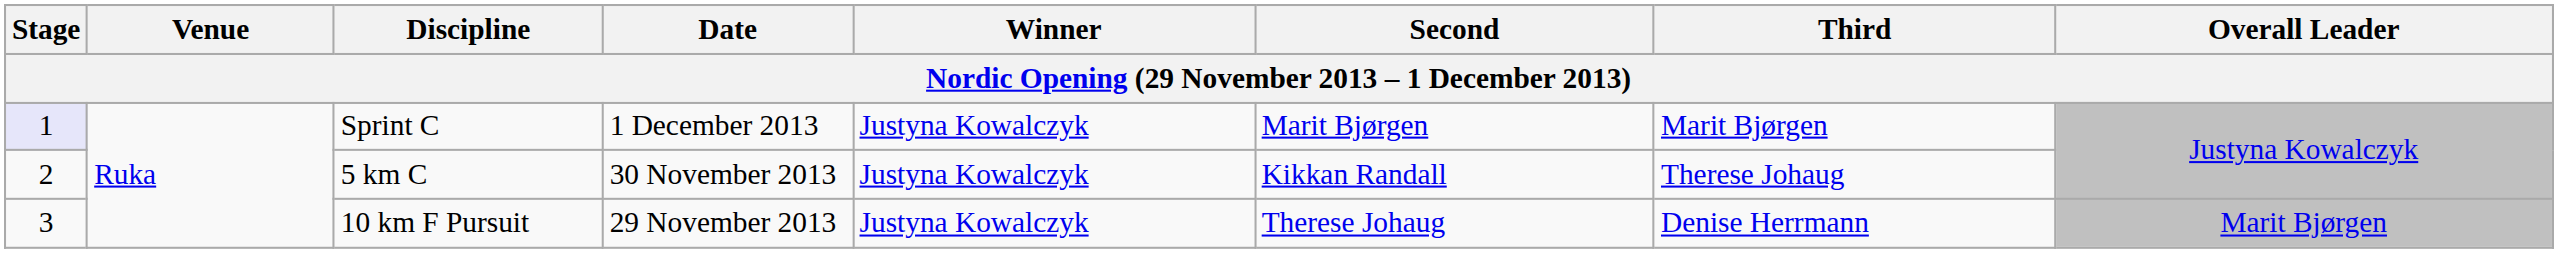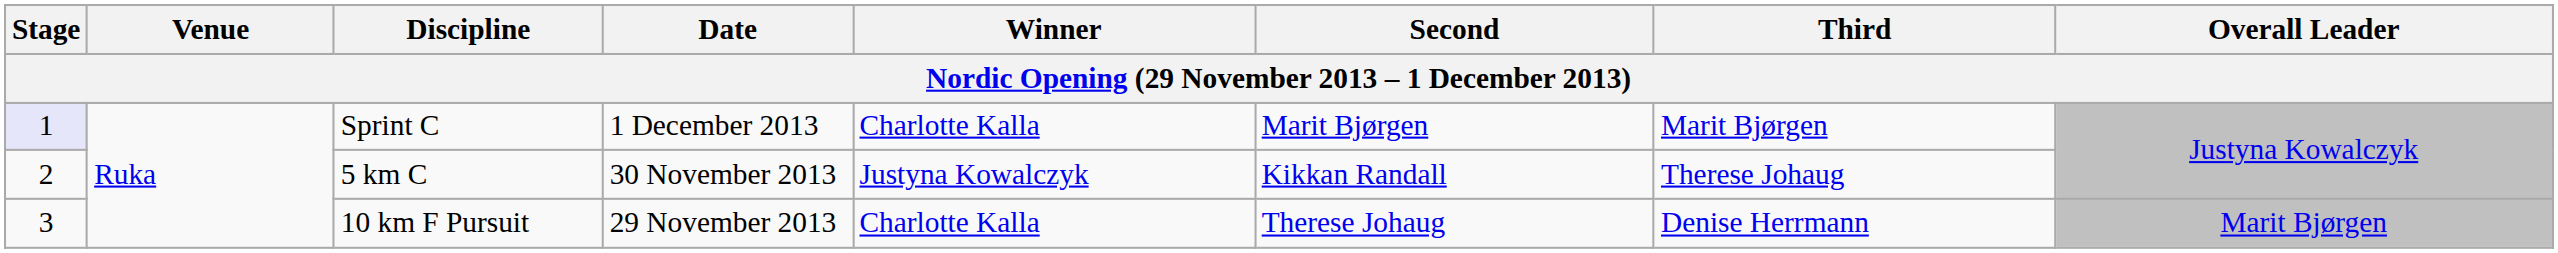(974, 126) Justyna Kowalczyk -> (950, 126) Charlotte Kalla
(974, 222) Justyna Kowalczyk -> (950, 222) Charlotte Kalla
